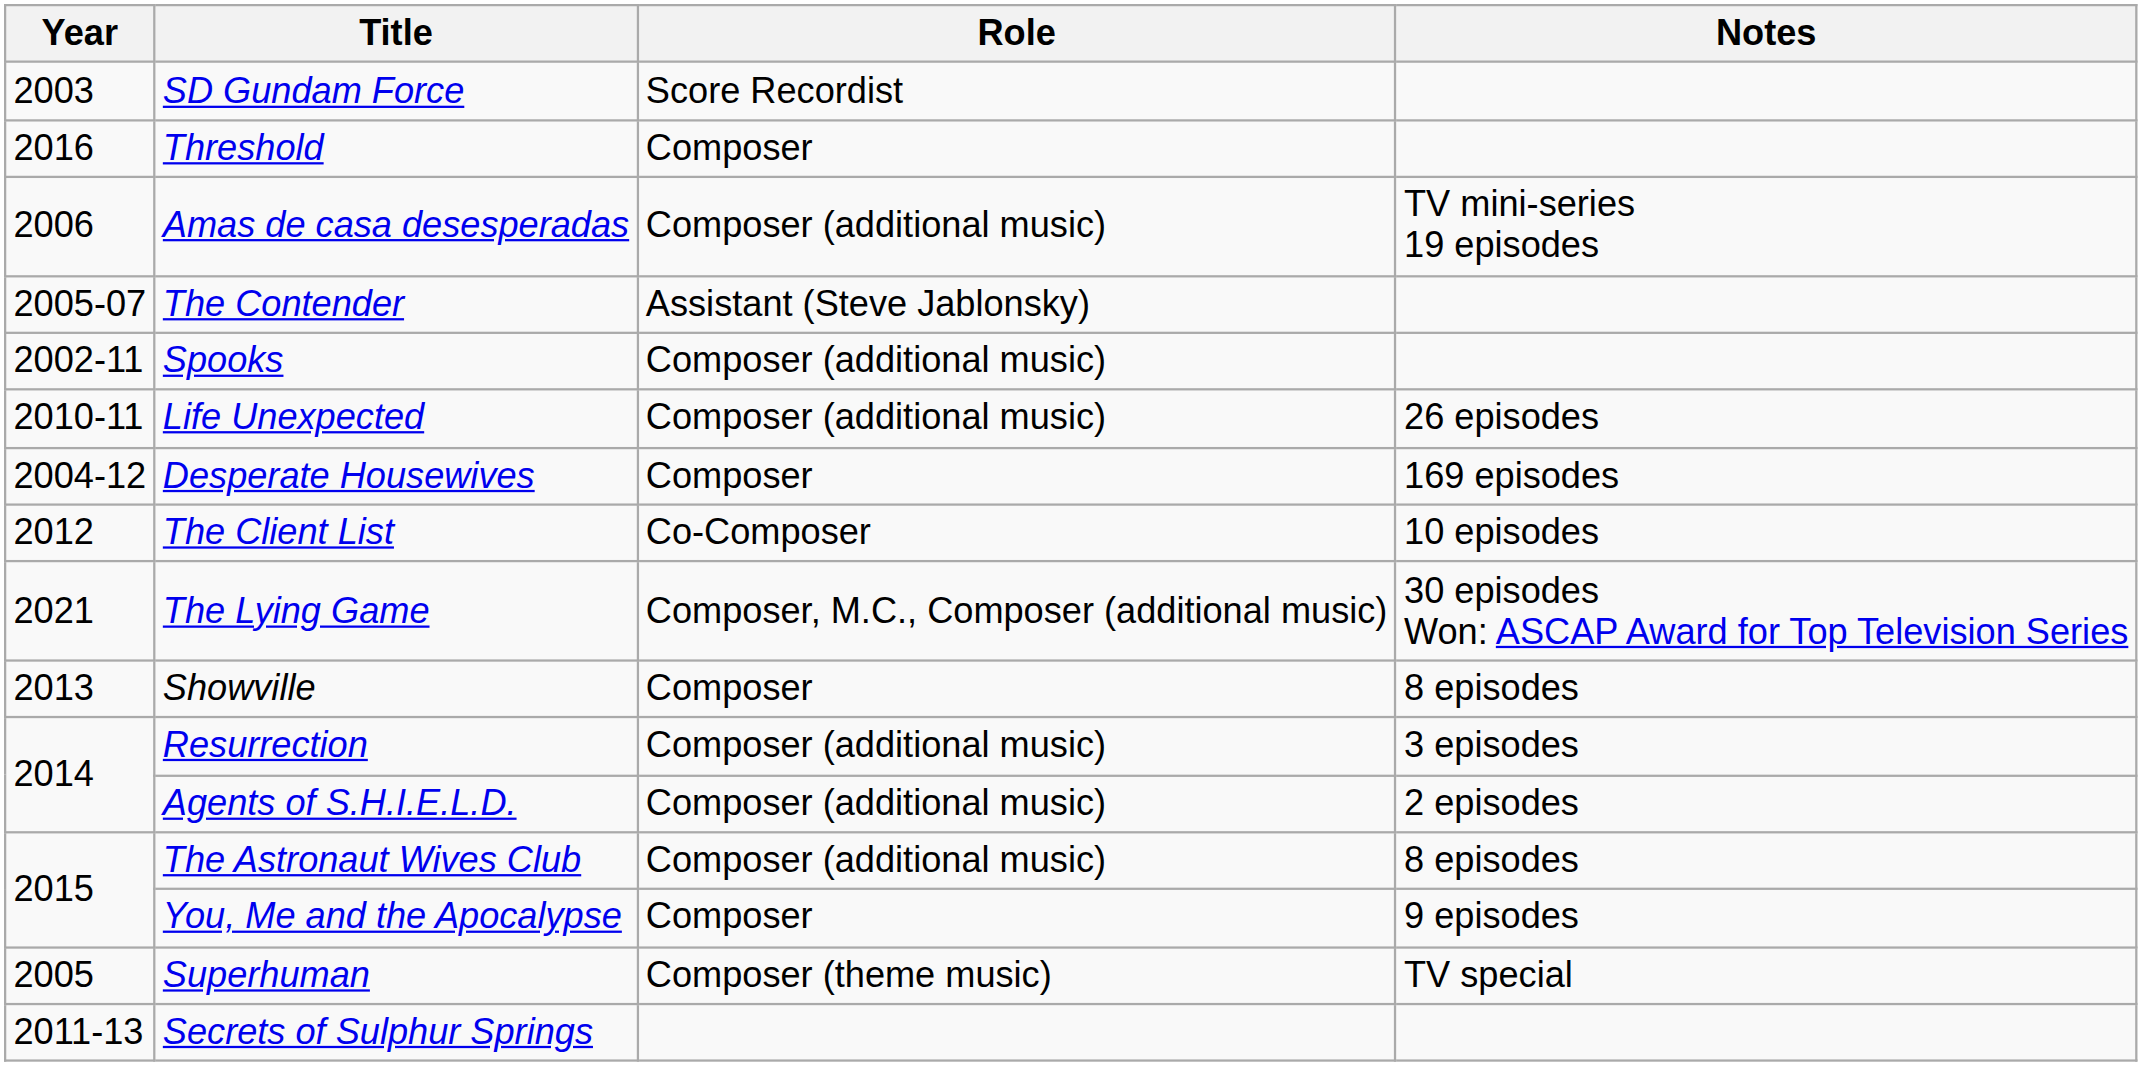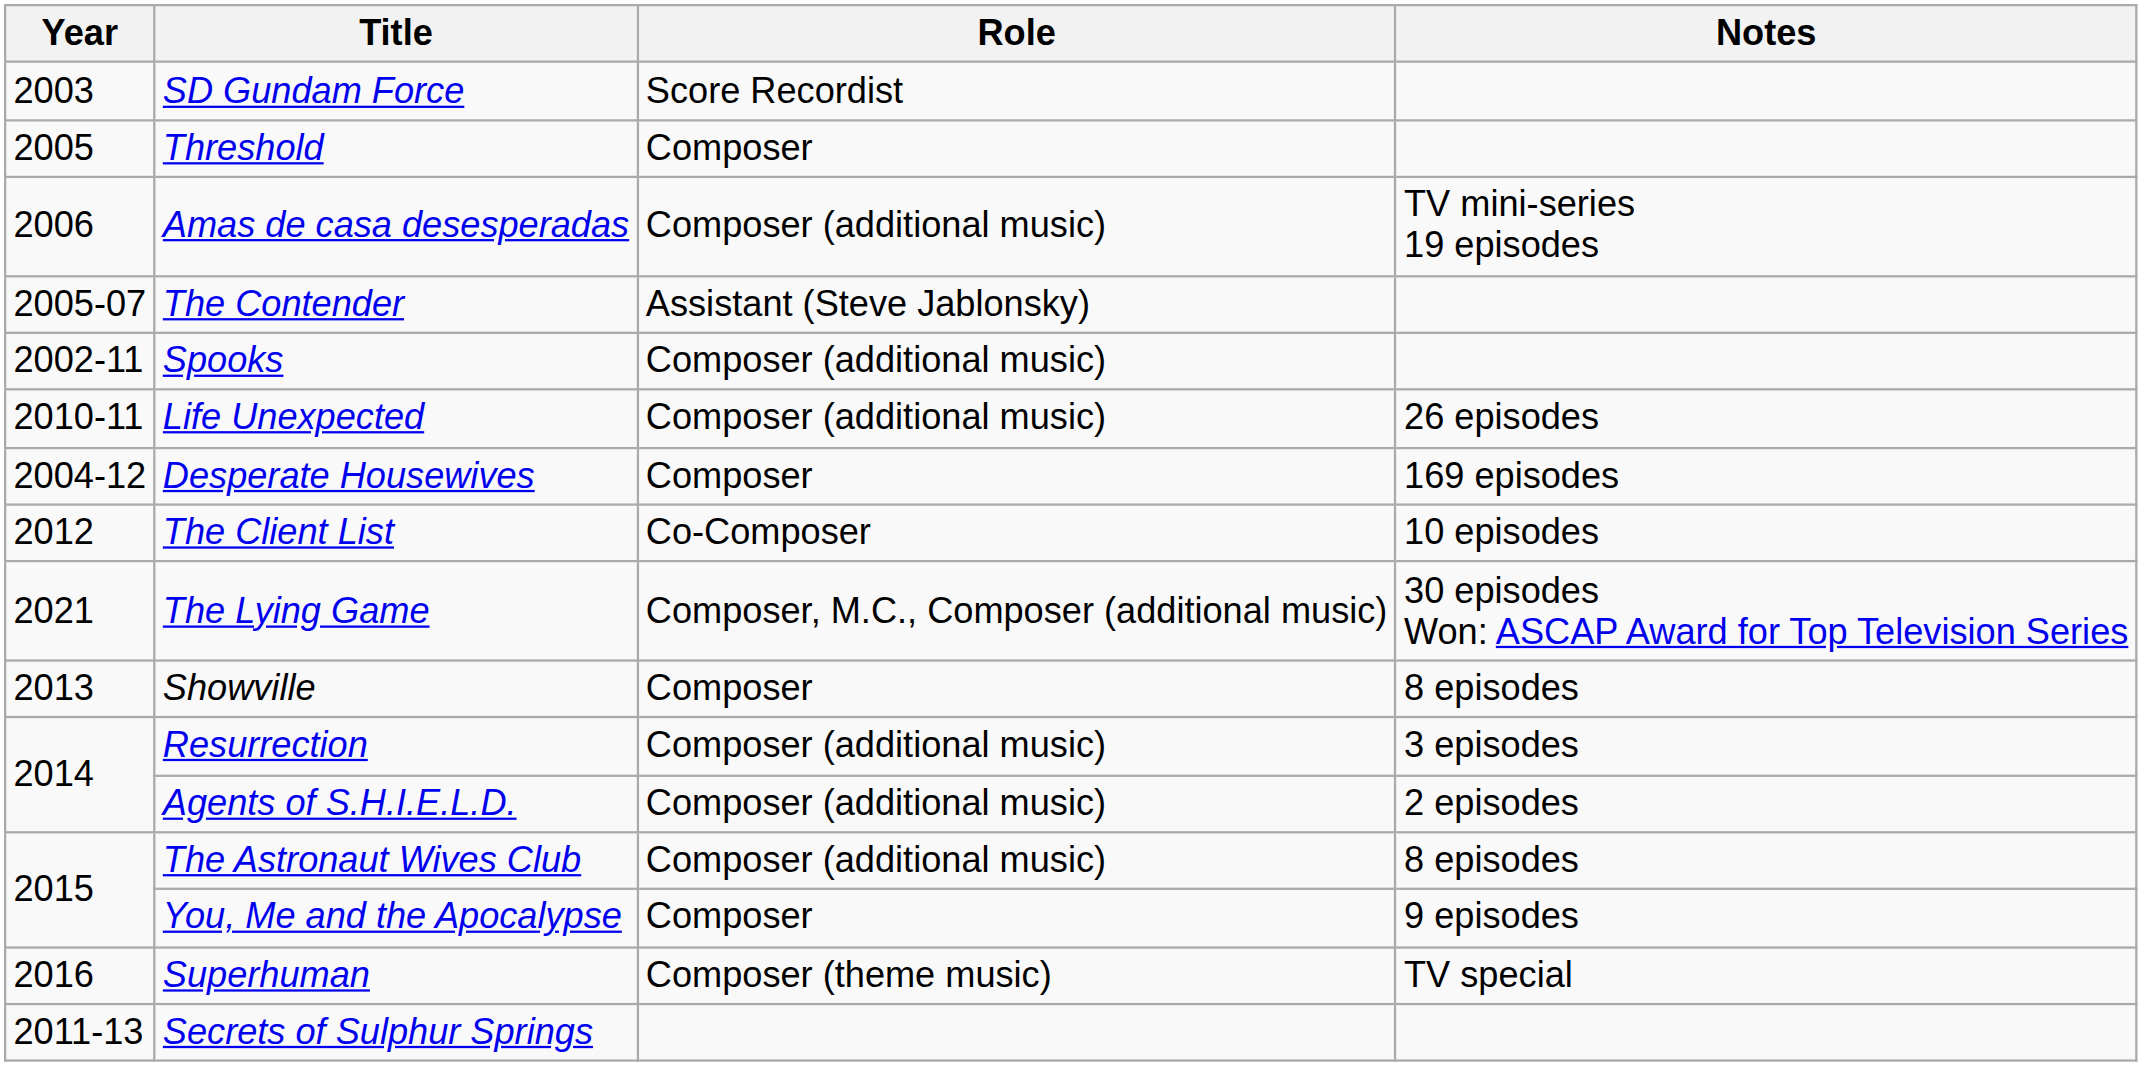(54, 147) 2016 -> (54, 147) 2005
(54, 974) 2005 -> (54, 974) 2016
